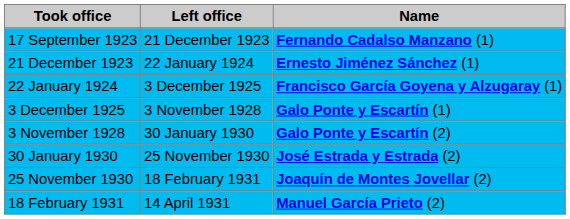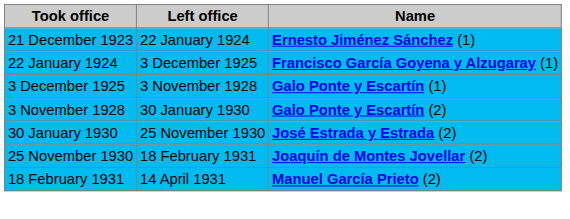- row: (73, 39)
